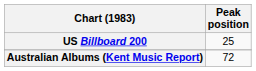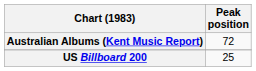rows swapped: (105, 58) <-> (105, 41)
